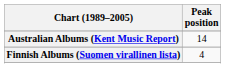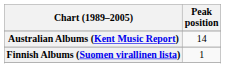(202, 54) 4 -> (202, 54) 1
